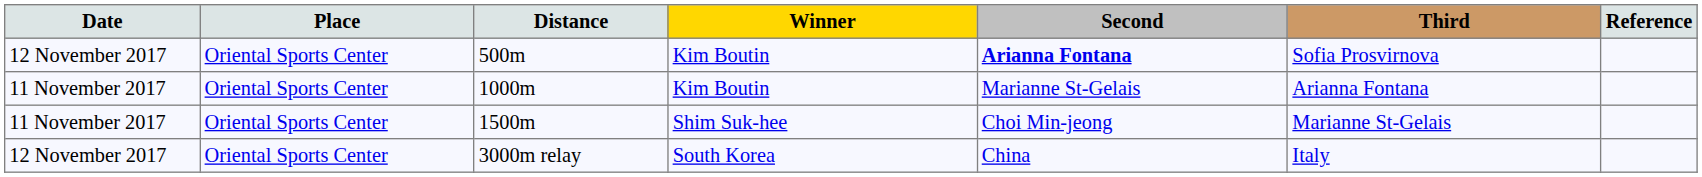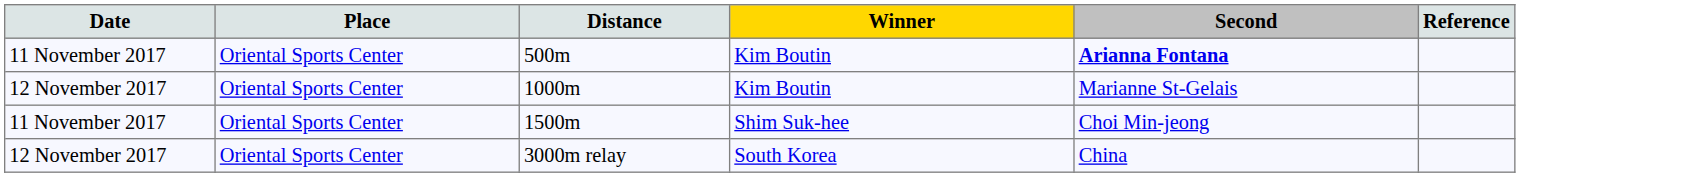- column: (1444, 21)
(88, 54) 12 November 2017 -> (88, 54) 11 November 2017
(88, 88) 11 November 2017 -> (88, 88) 12 November 2017
